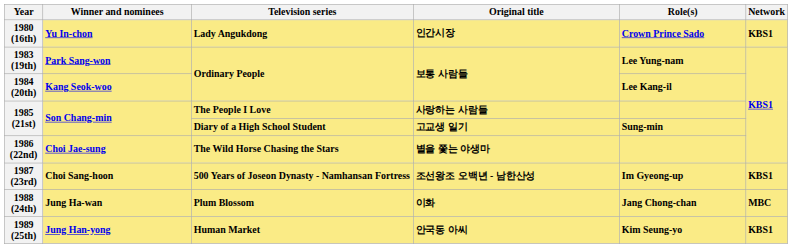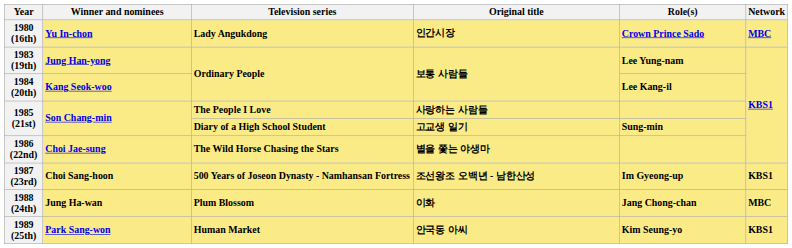(761, 33) KBS1 -> (760, 33) MBC
(78, 60) Park Sang-won -> (78, 60) Jung Han-yong
(78, 230) Jung Han-yong -> (78, 230) Park Sang-won
